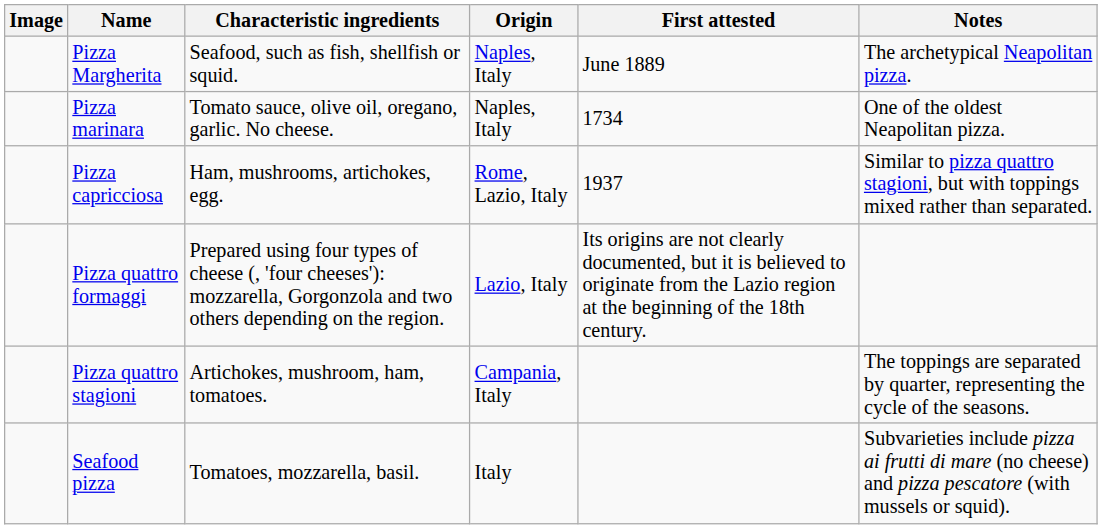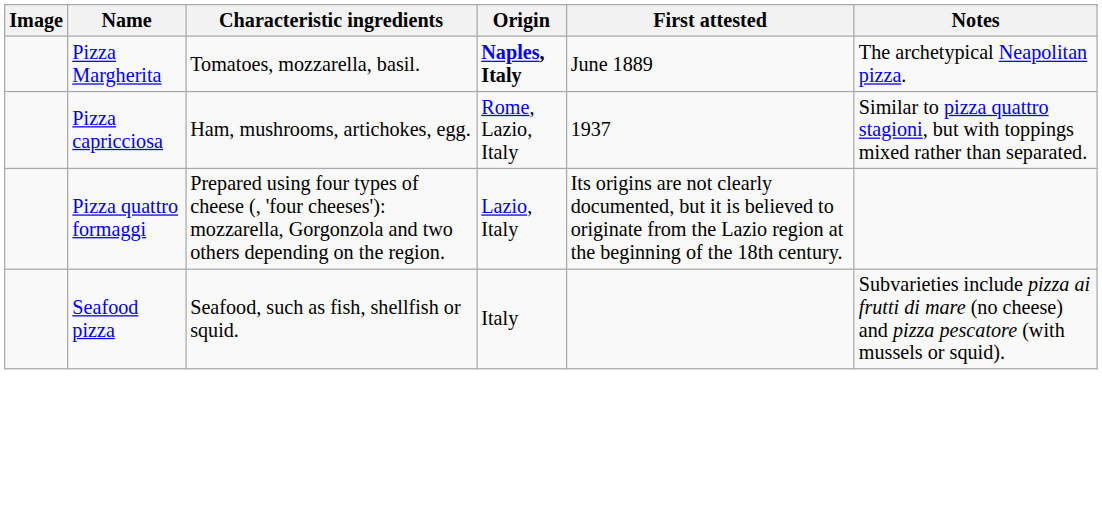(325, 63) Seafood, such as fish, shellfish or squid. -> (305, 63) Tomatoes, mozzarella, basil.
(505, 63) normal -> (513, 63) bold
- row: (108, 118)
- row: (125, 384)
(304, 473) Tomatoes, mozzarella, basil. -> (325, 318) Seafood, such as fish, shellfish or squid.
